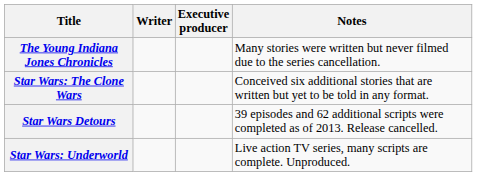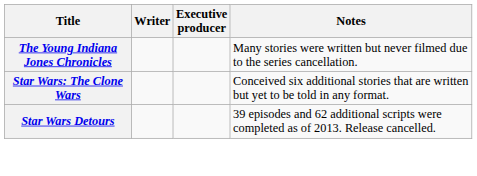- row: (69, 154)
